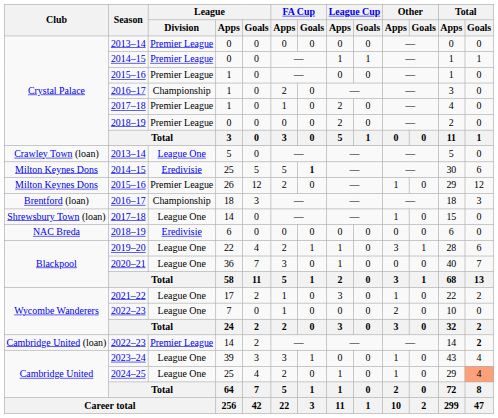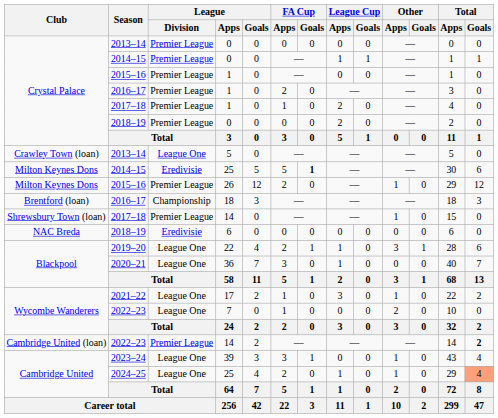(182, 91) Championship -> (182, 91) Premier League
(182, 216) League One -> (182, 216) Premier League
